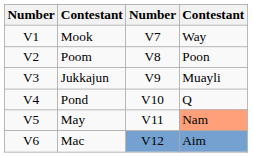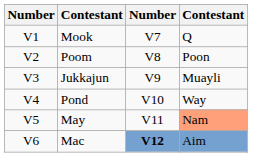(194, 36) Way -> (187, 36) Q
(187, 99) Q -> (194, 99) Way
(153, 141) normal -> (153, 141) bold
